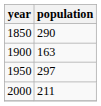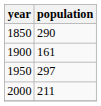(46, 52) 163 -> (46, 52) 161
